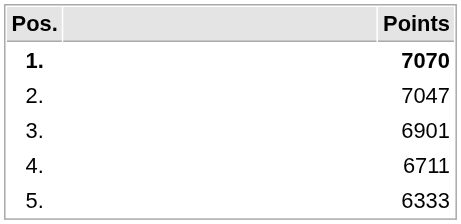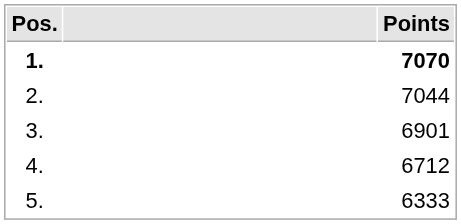(426, 95) 7047 -> (426, 95) 7044
(426, 165) 6711 -> (426, 165) 6712
